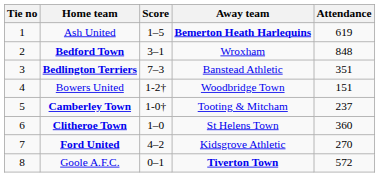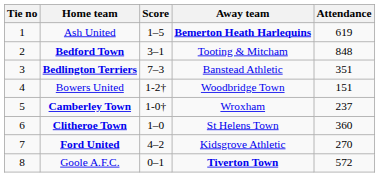(243, 50) Wroxham -> (243, 50) Tooting & Mitcham
(243, 106) Tooting & Mitcham -> (243, 106) Wroxham
